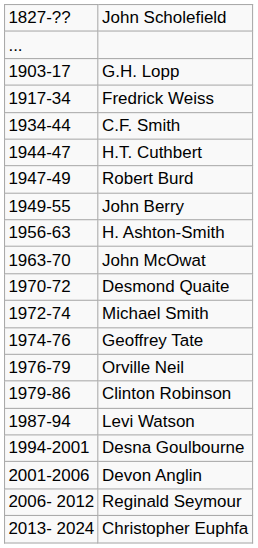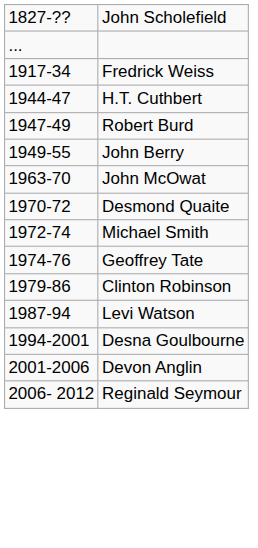- row: (141, 71)
- row: (141, 125)
- row: (163, 233)
- row: (143, 367)
- row: (175, 529)
